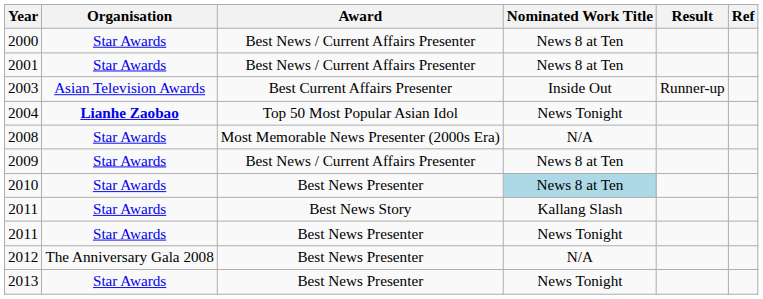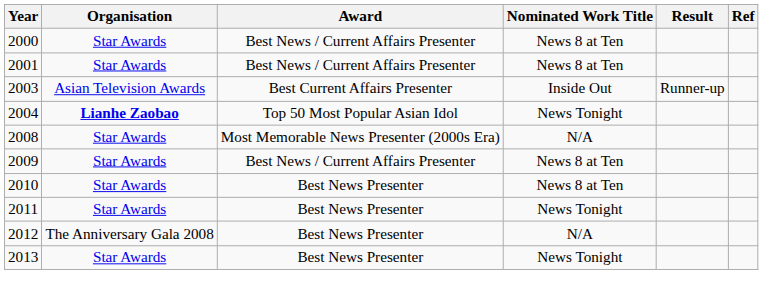(580, 185) lightblue background -> (580, 185) no background
- row: (23, 209)
